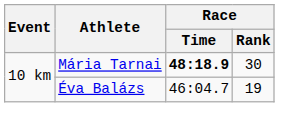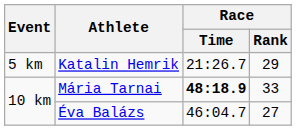+ row: (119, 65)
(253, 65) 30 -> (271, 89) 33
(253, 89) 19 -> (271, 113) 27
